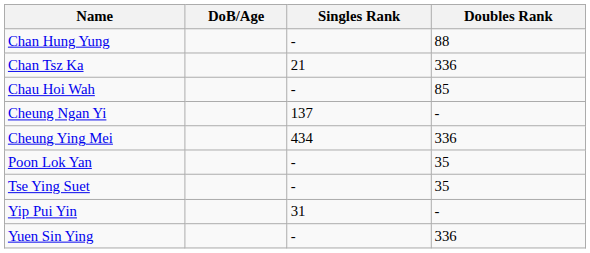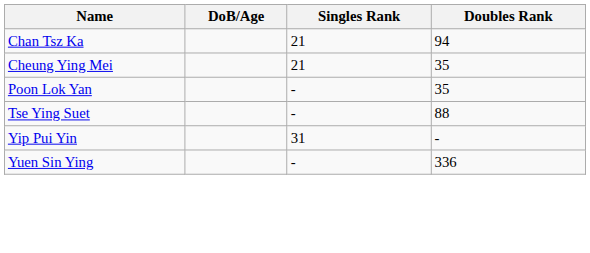- row: (59, 41)
(446, 65) 336 -> (442, 41) 94
- row: (51, 89)
- row: (57, 114)
(302, 138) 434 -> (298, 65) 21
(446, 138) 336 -> (442, 65) 35
(442, 187) 35 -> (442, 114) 88
